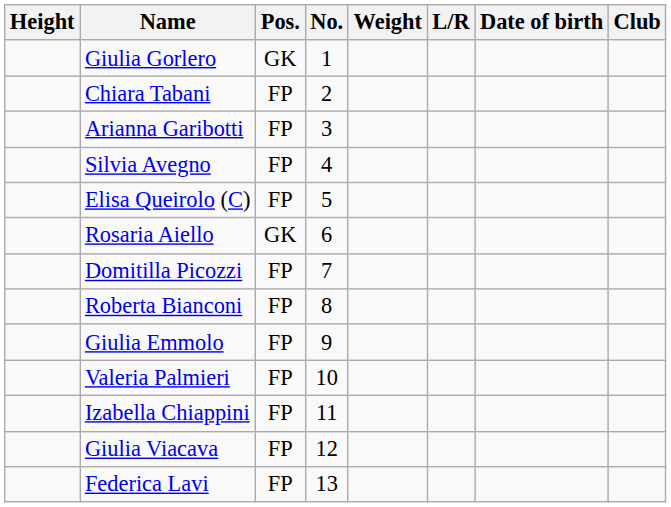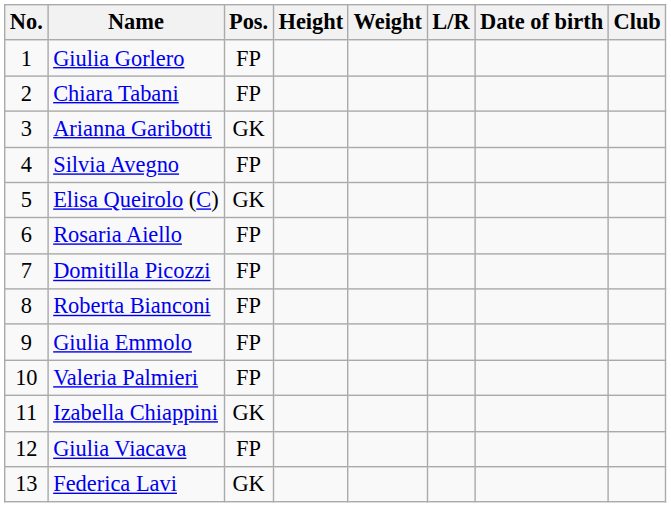columns swapped: (327, 22) <-> (42, 22)
(280, 57) GK -> (249, 57) FP
(280, 128) FP -> (249, 128) GK
(280, 199) FP -> (249, 199) GK
(280, 235) GK -> (249, 235) FP
(280, 413) FP -> (249, 413) GK
(280, 484) FP -> (249, 484) GK
